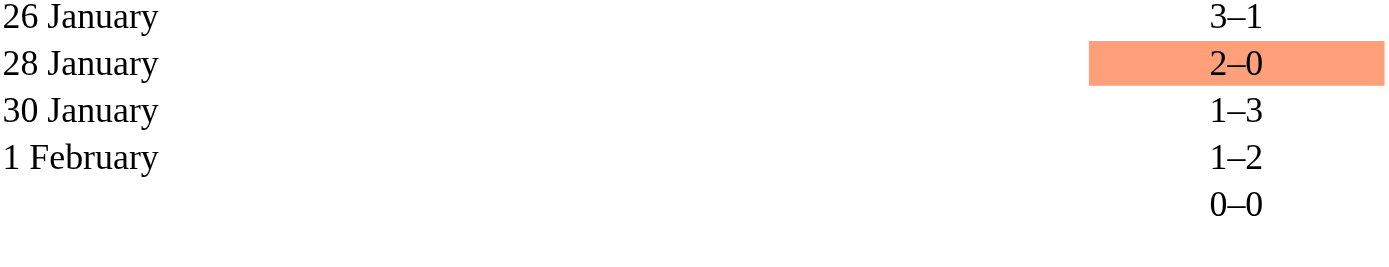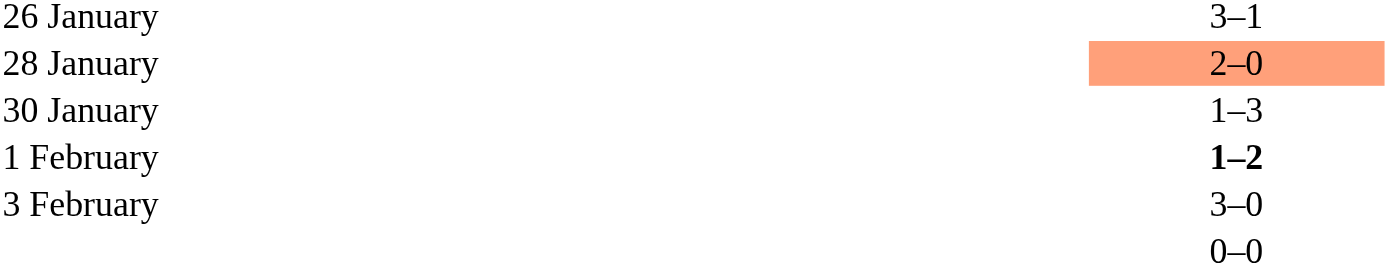(1236, 156) normal -> (1236, 156) bold
+ row: (81, 203)
